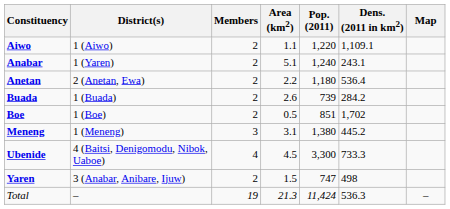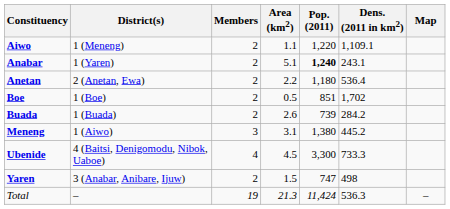(93, 45) 1 (Aiwo) -> (98, 45) 1 (Meneng)
(324, 62) normal -> (324, 62) bold
rows swapped: (16, 114) <-> (22, 97)
(98, 131) 1 (Meneng) -> (93, 131) 1 (Aiwo)
